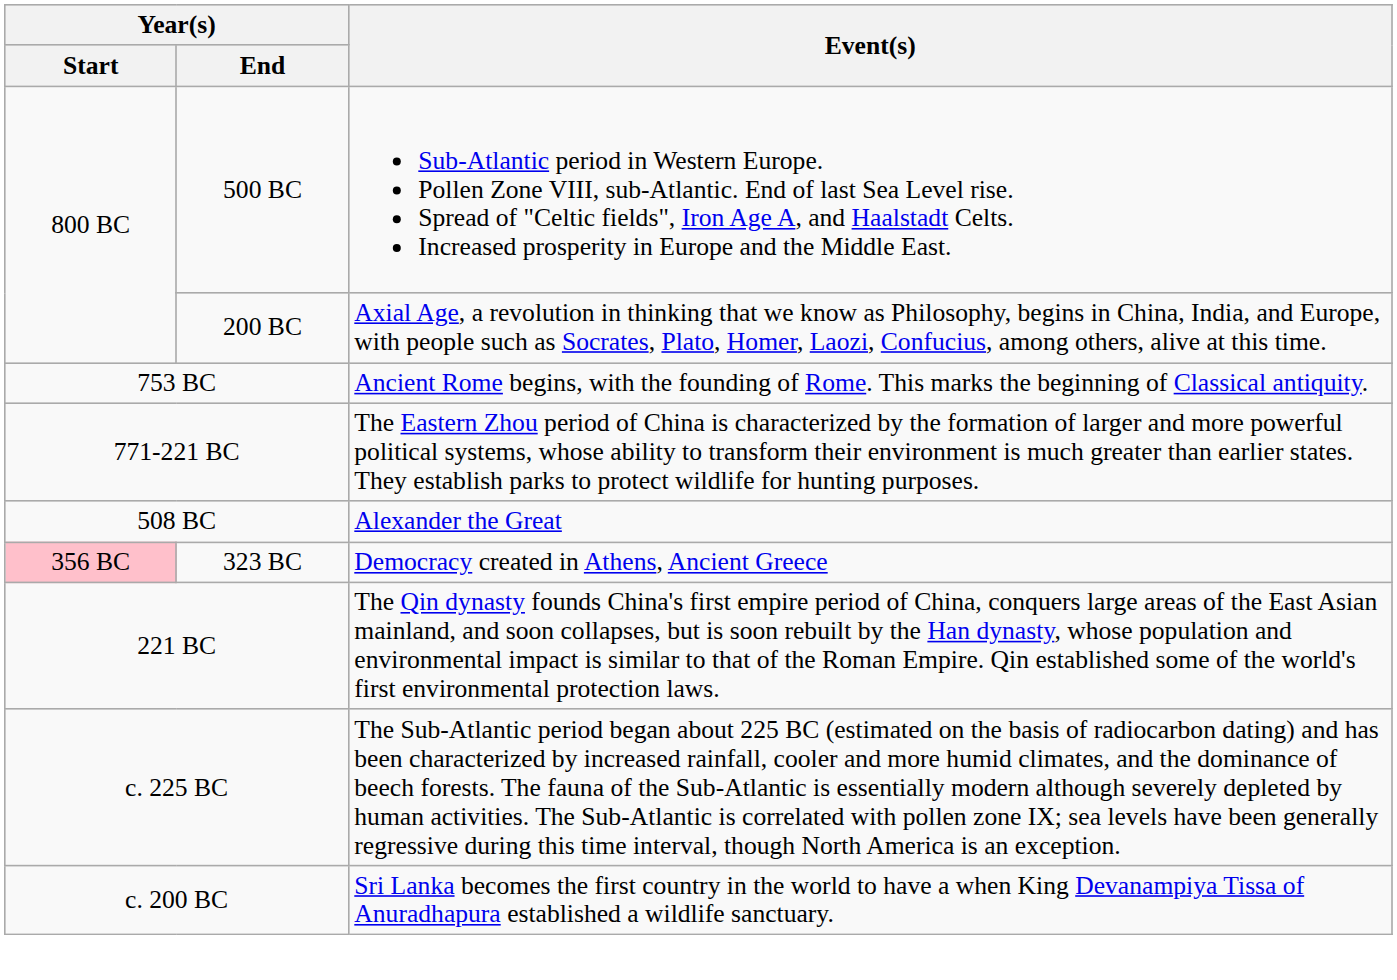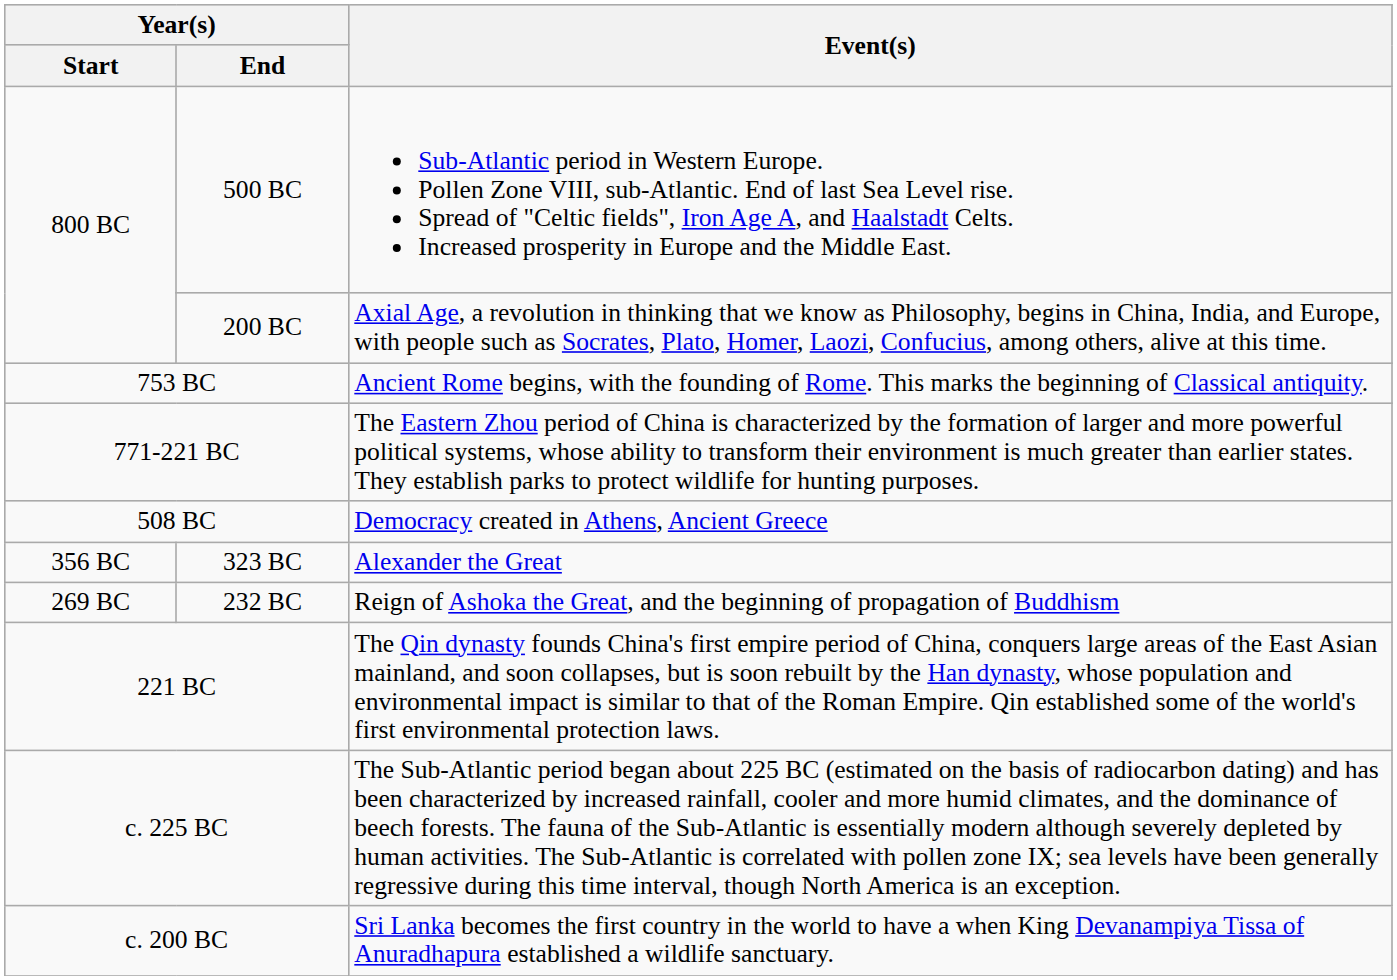(458, 521) Alexander the Great -> (591, 521) Democracy created in Athens, Ancient Greece
(91, 561) pink background -> (91, 561) no background
(591, 561) Democracy created in Athens, Ancient Greece -> (458, 561) Alexander the Great
+ row: (263, 602)
